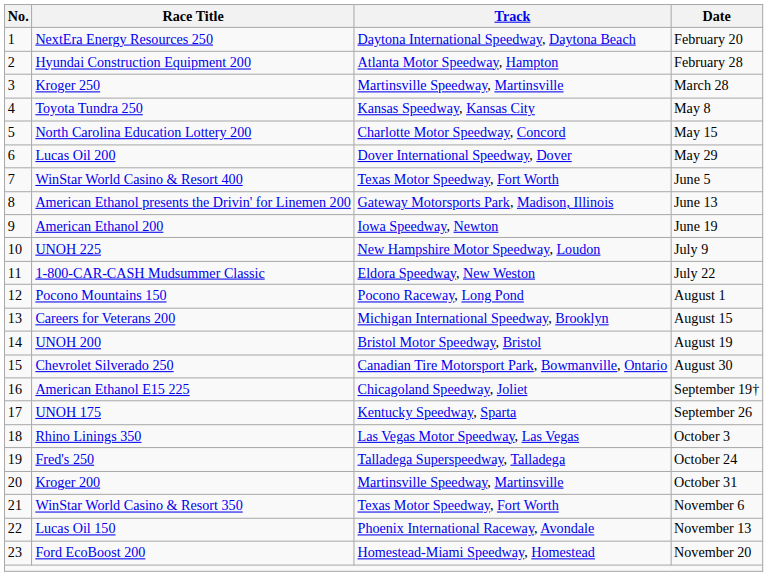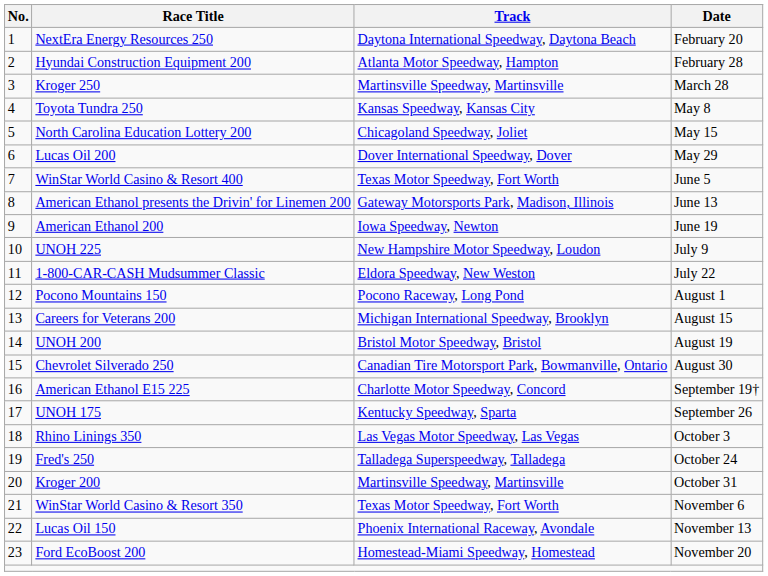(462, 132) Charlotte Motor Speedway, Concord -> (442, 132) Chicagoland Speedway, Joliet
(442, 389) Chicagoland Speedway, Joliet -> (462, 389) Charlotte Motor Speedway, Concord
